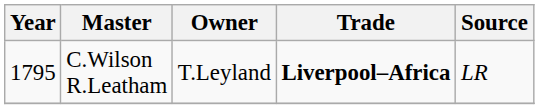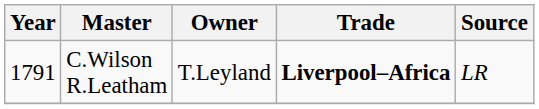(33, 71) 1795 -> (33, 71) 1791
